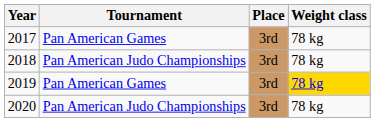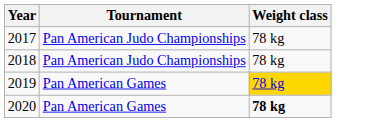- column: (268, 15)
(104, 38) Pan American Games -> (144, 38) Pan American Judo Championships
(144, 106) Pan American Judo Championships -> (104, 106) Pan American Games
(307, 106) normal -> (269, 106) bold
